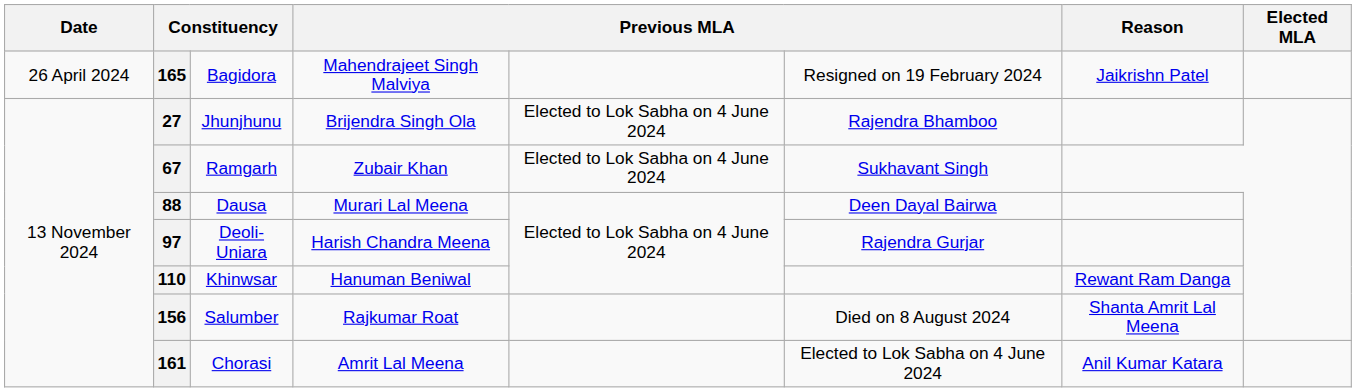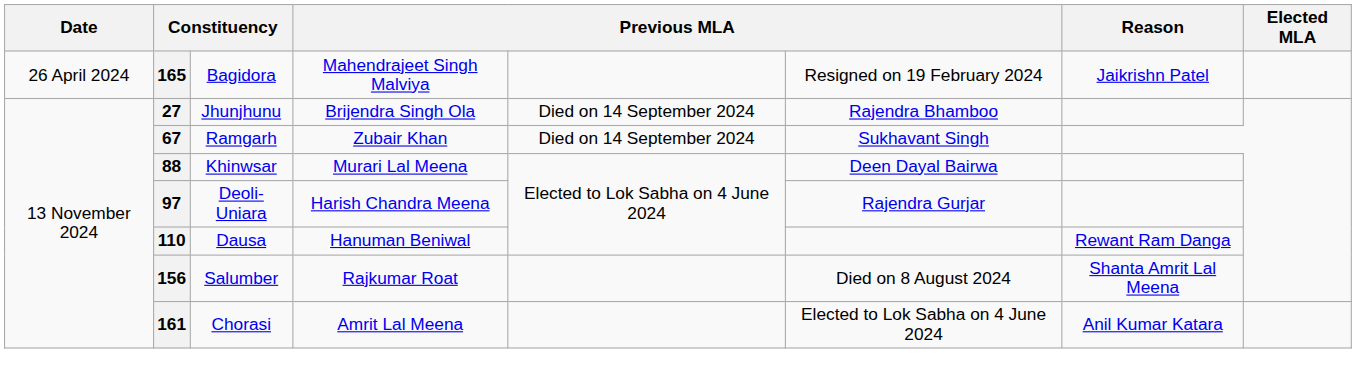(646, 121) Elected to Lok Sabha on 4 June 2024 -> (647, 111) Died on 14 September 2024
(646, 168) Elected to Lok Sabha on 4 June 2024 -> (647, 139) Died on 14 September 2024
(241, 205) Dausa -> (241, 166) Khinwsar
(241, 279) Khinwsar -> (241, 240) Dausa
